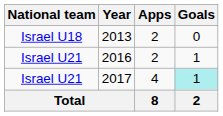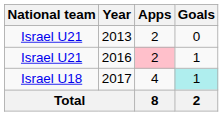(52, 36) Israel U18 -> (52, 36) Israel U21
(155, 57) no background -> (155, 57) pink background
(52, 79) Israel U21 -> (52, 79) Israel U18
